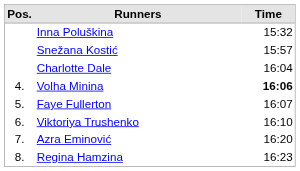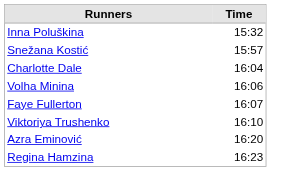- column: (20, 14)
(278, 86) bold -> (249, 86) normal
